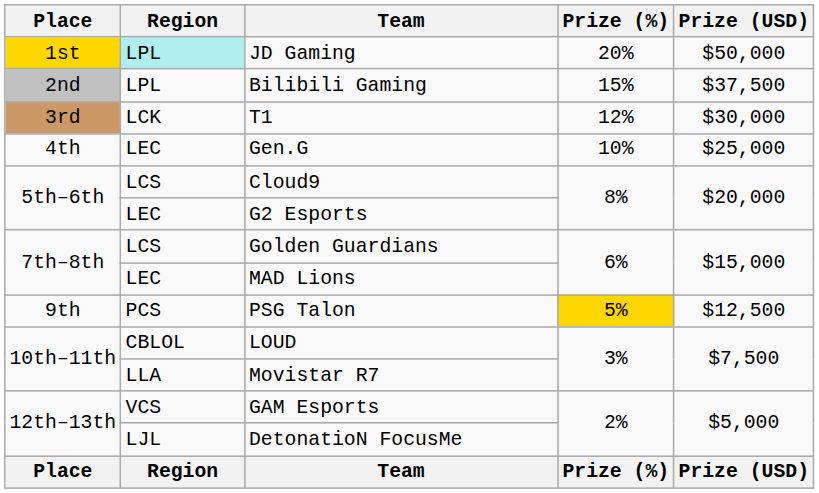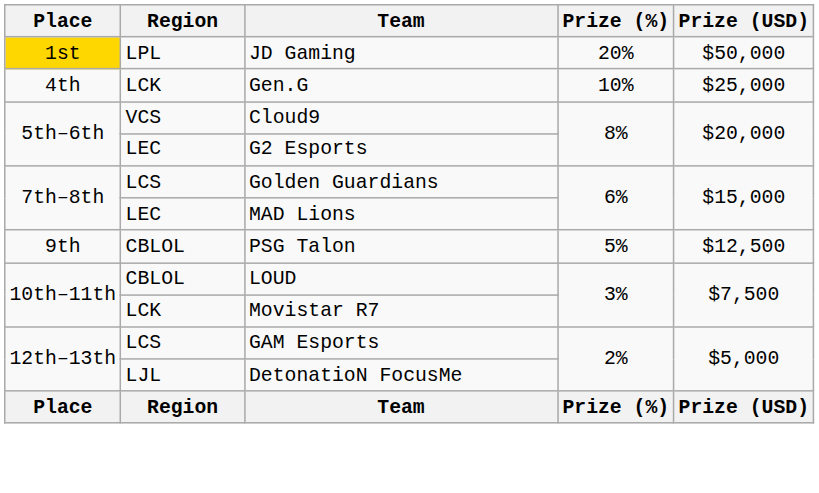(143, 53) paleturquoise background -> (143, 53) no background
- row: (338, 85)
- row: (261, 117)
(143, 150) LEC -> (143, 85) LCK
(143, 182) LCS -> (143, 117) VCS
(143, 311) PCS -> (155, 246) CBLOL
(616, 311) gold background -> (616, 246) no background
(143, 375) LLA -> (143, 311) LCK
(143, 407) VCS -> (143, 343) LCS
